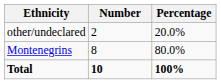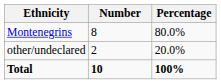rows swapped: (39, 50) <-> (46, 32)
